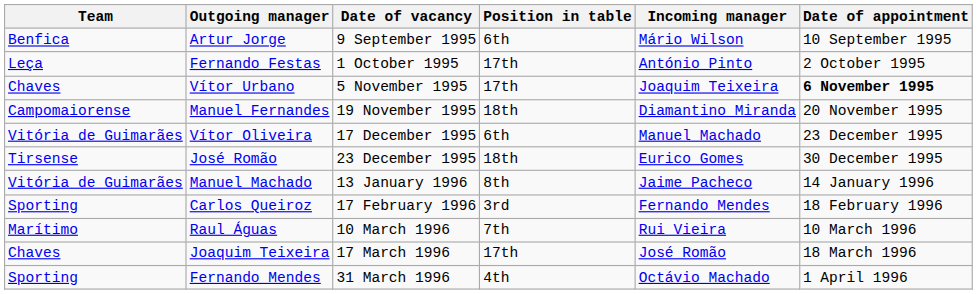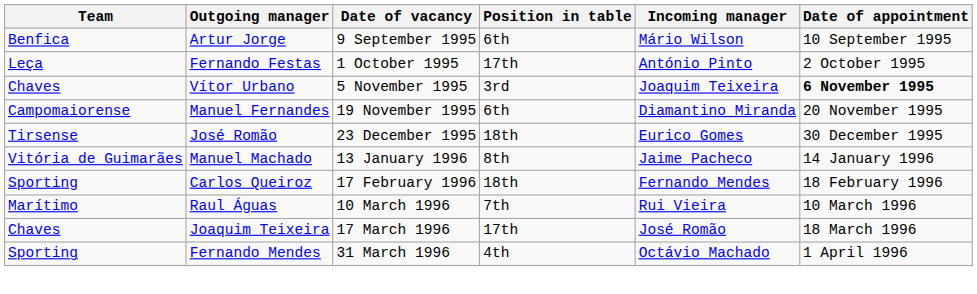(501, 88) 17th -> (496, 88) 3rd
(501, 111) 18th -> (496, 111) 6th
- row: (251, 135)
(496, 206) 3rd -> (501, 183) 18th
